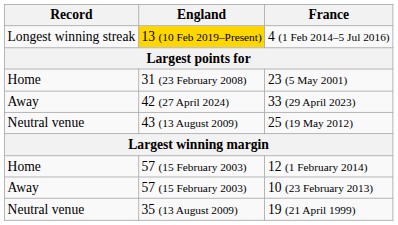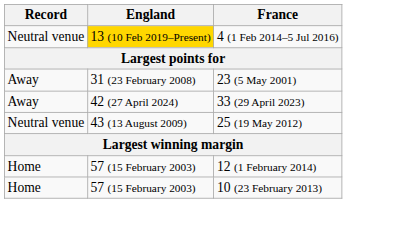(71, 36) Longest winning streak -> (46, 36) Neutral venue
(24, 79) Home -> (23, 79) Away
(23, 187) Away -> (24, 187) Home
- row: (312, 209)
